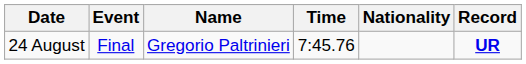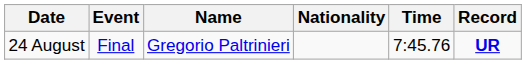columns swapped: (406, 18) <-> (326, 18)
